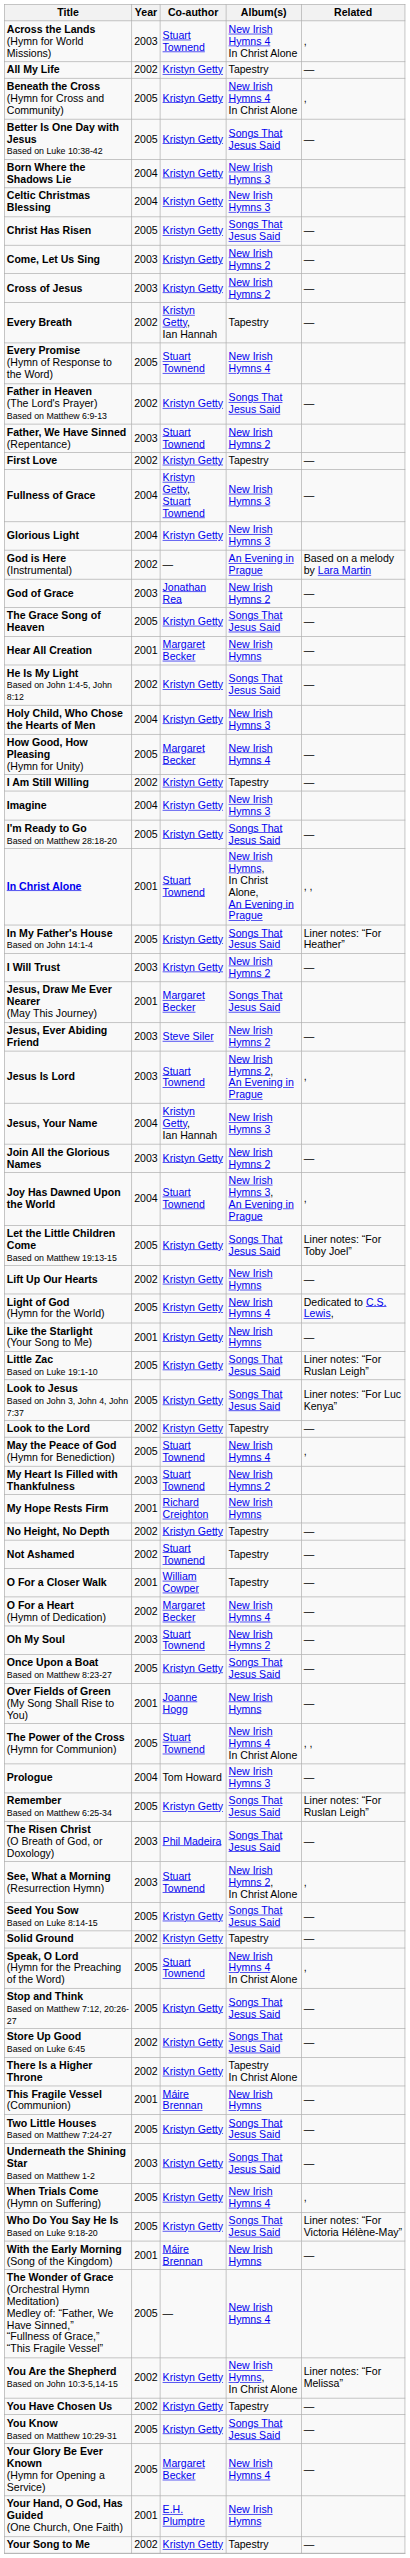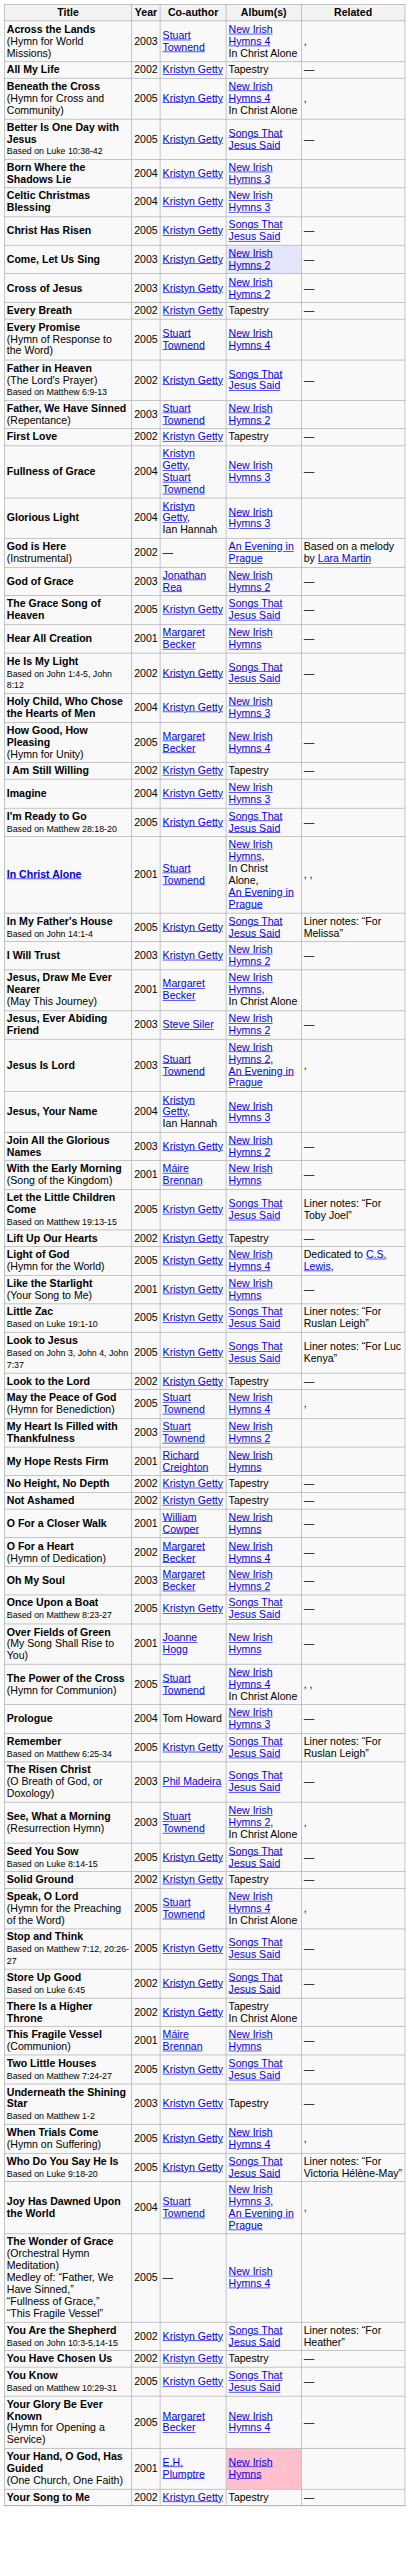(251, 259) no background -> (251, 259) lavender background
(190, 322) Kristyn Getty, Ian Hannah -> (193, 311) Kristyn Getty
(193, 536) Kristyn Getty -> (190, 518) Kristyn Getty, Ian Hannah
(342, 939) Liner notes: “For Heather” -> (342, 927) Liner notes: “For Melissa”
(256, 1002) Songs That Jesus Said -> (263, 990) New Irish Hymns, In Christ Alone
rows swapped: (64, 1198) <-> (64, 2255)
(251, 1279) New Irish Hymns -> (249, 1238) Tapestry
(184, 1554) Stuart Townend -> (193, 1500) Kristyn Getty
(249, 1583) Tapestry -> (251, 1523) New Irish Hymns
(184, 1640) Stuart Townend -> (184, 1580) Margaret Becker
(256, 2163) Songs That Jesus Said -> (249, 2104) Tapestry
(263, 2378) New Irish Hymns, In Christ Alone -> (256, 2336) Songs That Jesus Said
(342, 2378) Liner notes: “For Melissa” -> (342, 2336) Liner notes: “For Heather”
(251, 2516) no background -> (251, 2468) pink background
